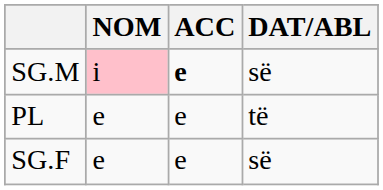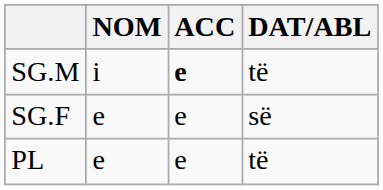(96, 71) pink background -> (96, 71) no background
(260, 71) së -> (258, 71) të
rows swapped: (41, 160) <-> (28, 116)
